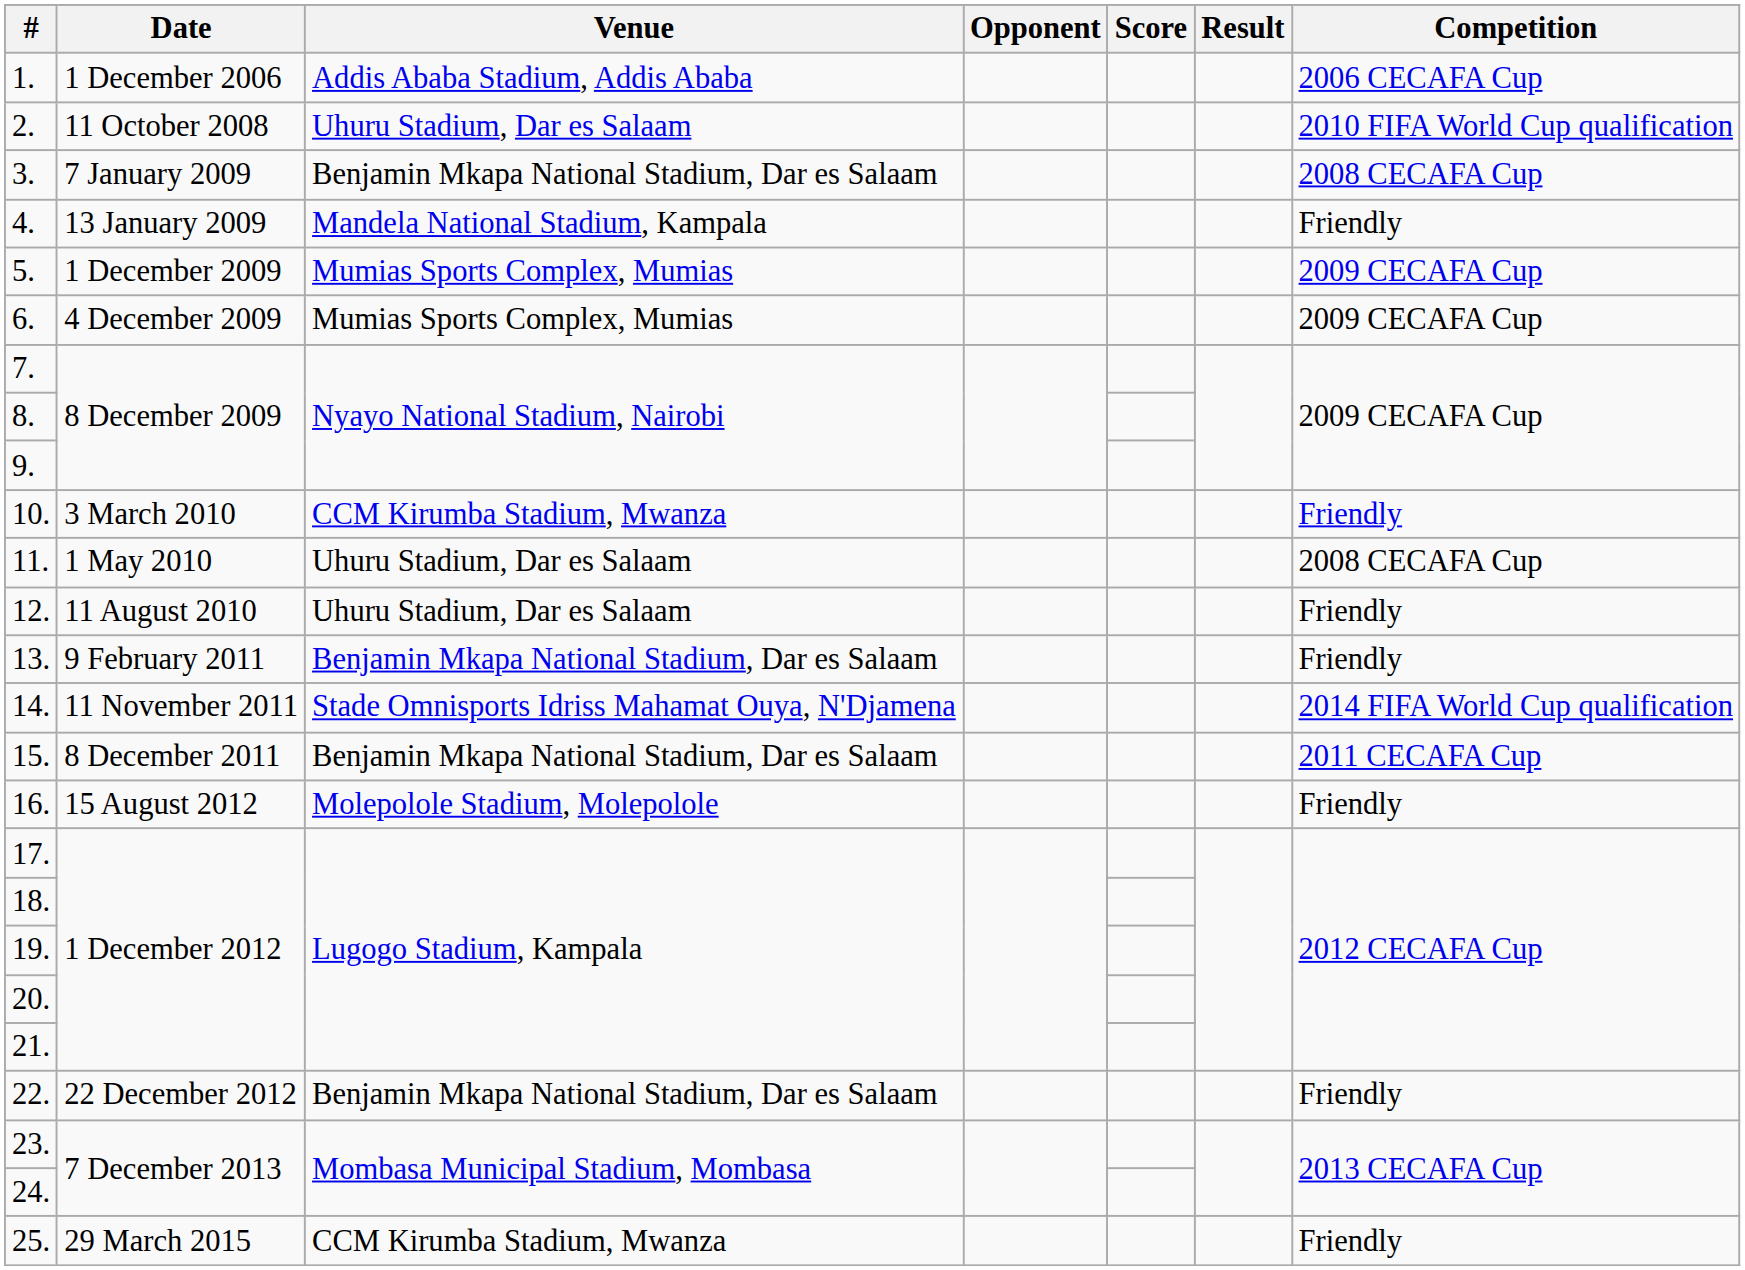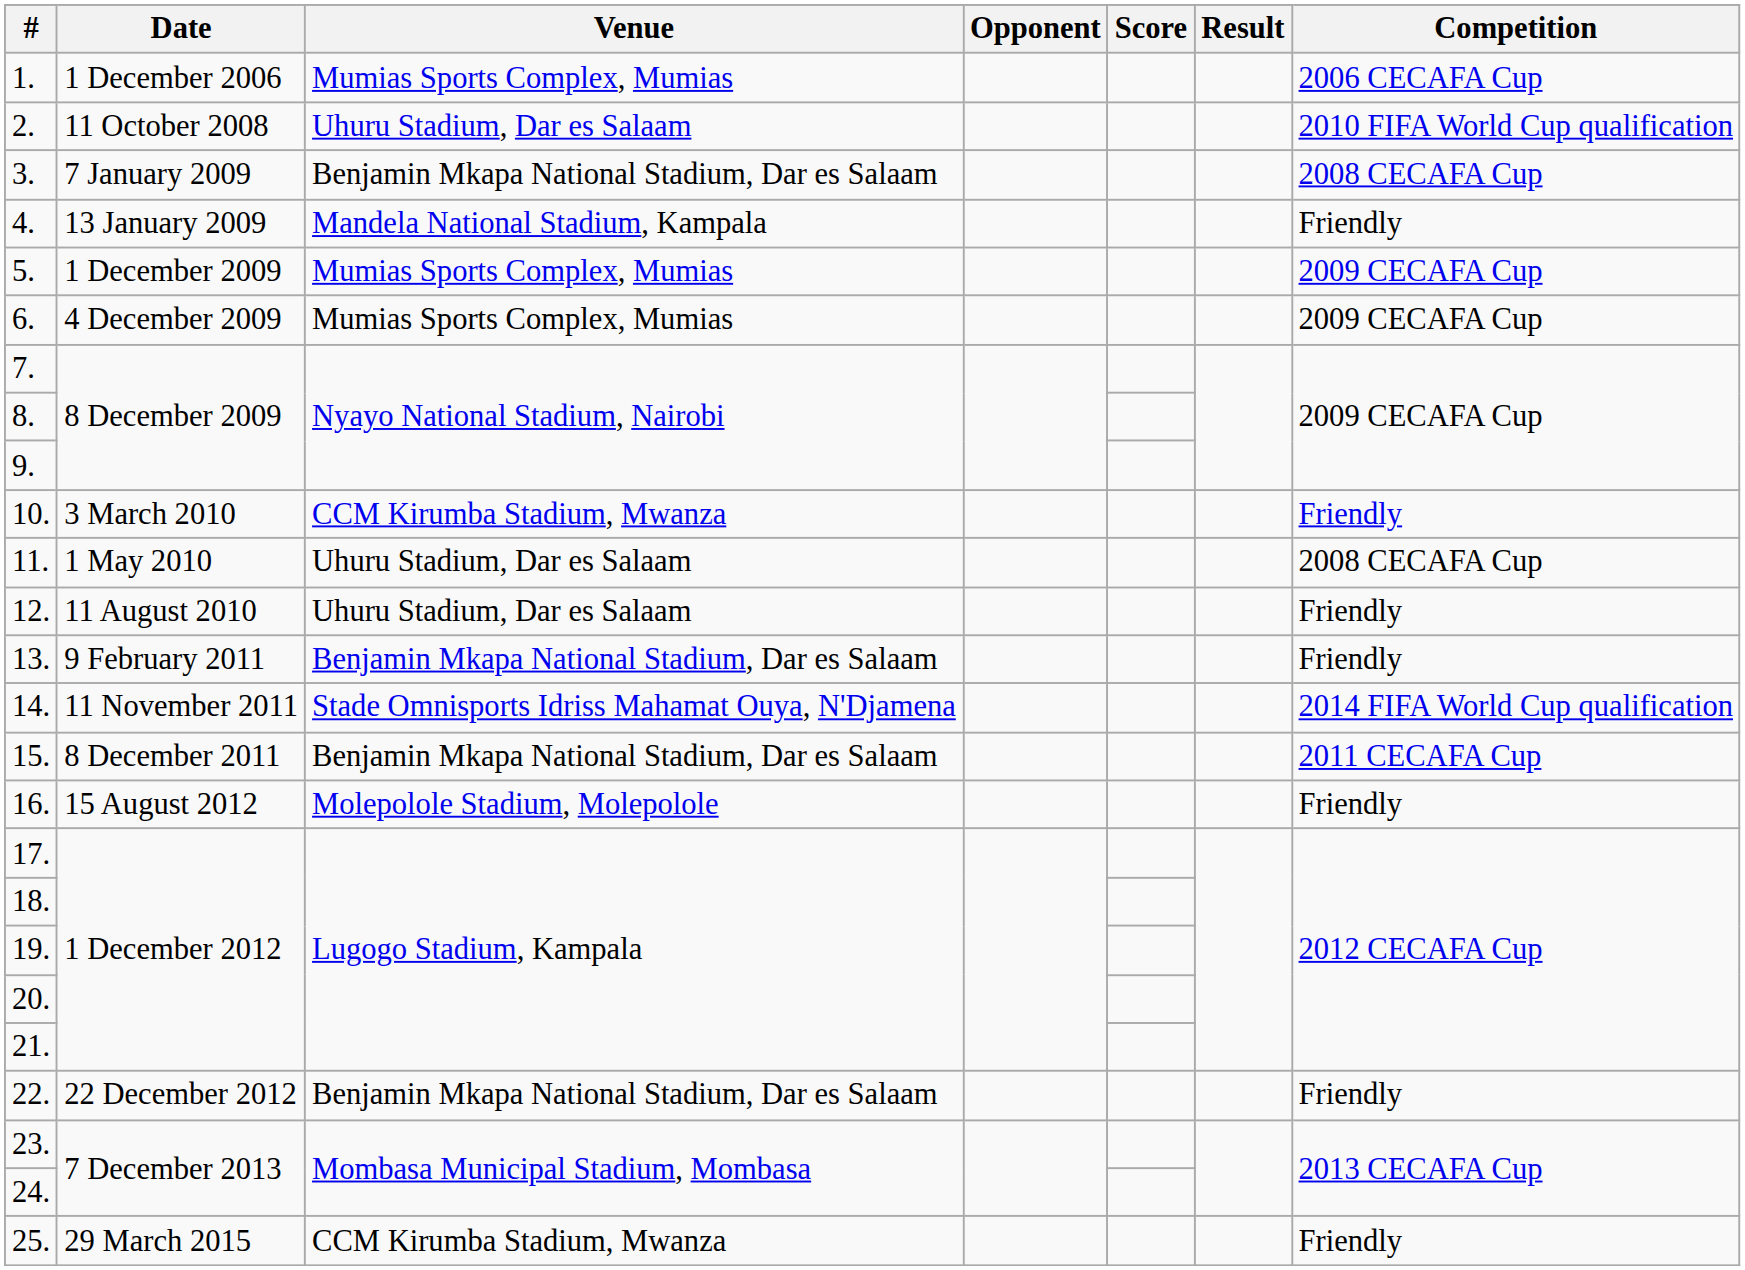(532, 77) Addis Ababa Stadium, Addis Ababa -> (523, 77) Mumias Sports Complex, Mumias
